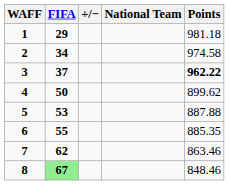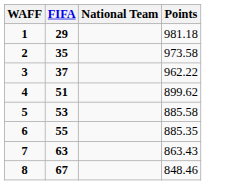- column: (90, 14)
(62, 53) 34 -> (62, 53) 35
(204, 53) 974.58 -> (181, 53) 973.58
(204, 72) bold -> (181, 72) normal
(62, 92) 50 -> (62, 92) 51
(204, 111) 887.88 -> (181, 111) 885.58
(62, 151) 62 -> (62, 151) 63
(204, 151) 863.46 -> (181, 151) 863.43
(62, 170) lightgreen background -> (62, 170) no background
